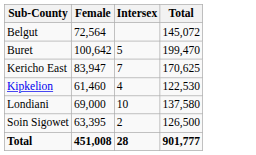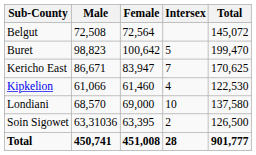+ column: (96, 13)
